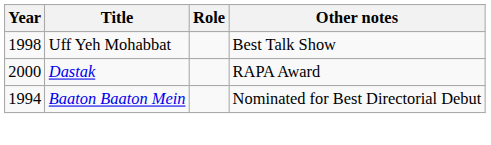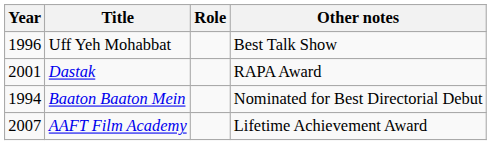(25, 45) 1998 -> (25, 45) 1996
(25, 72) 2000 -> (25, 72) 2001
+ row: (118, 126)
